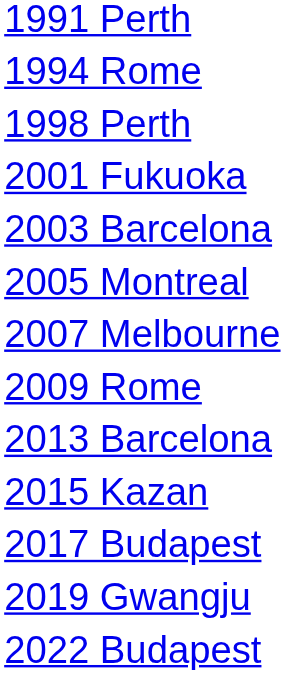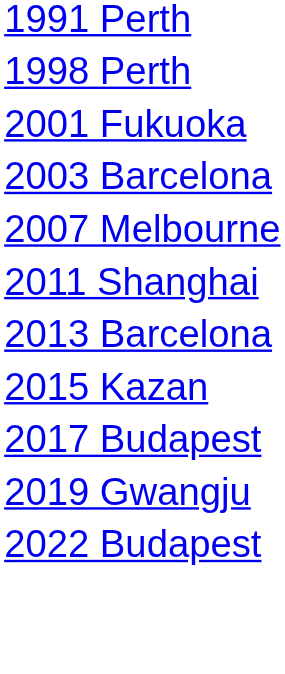- row: (103, 71)
- row: (126, 281)
- row: (103, 387)
+ row: (131, 281)
